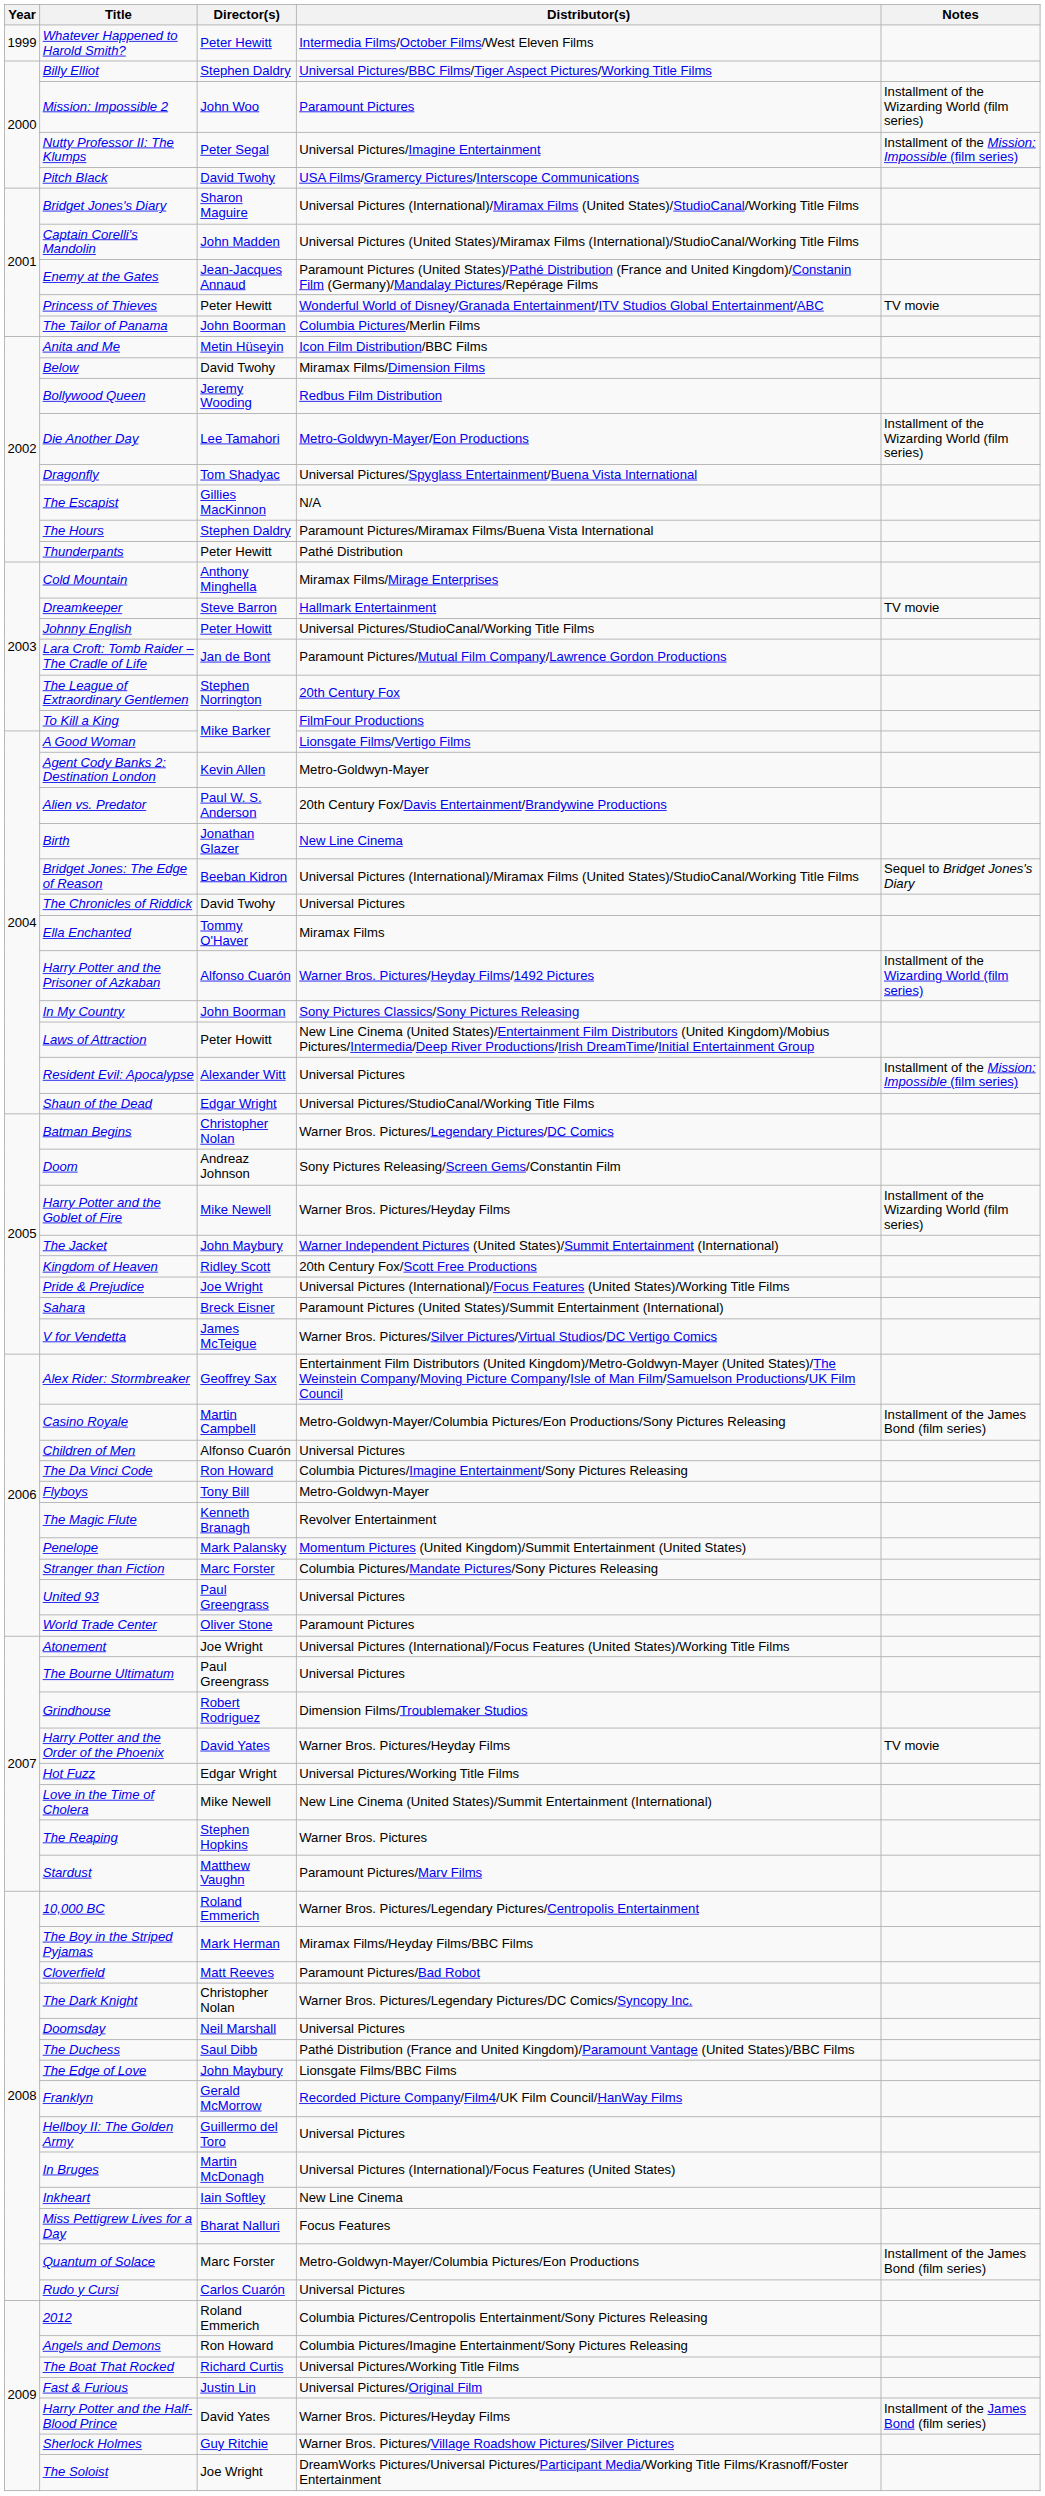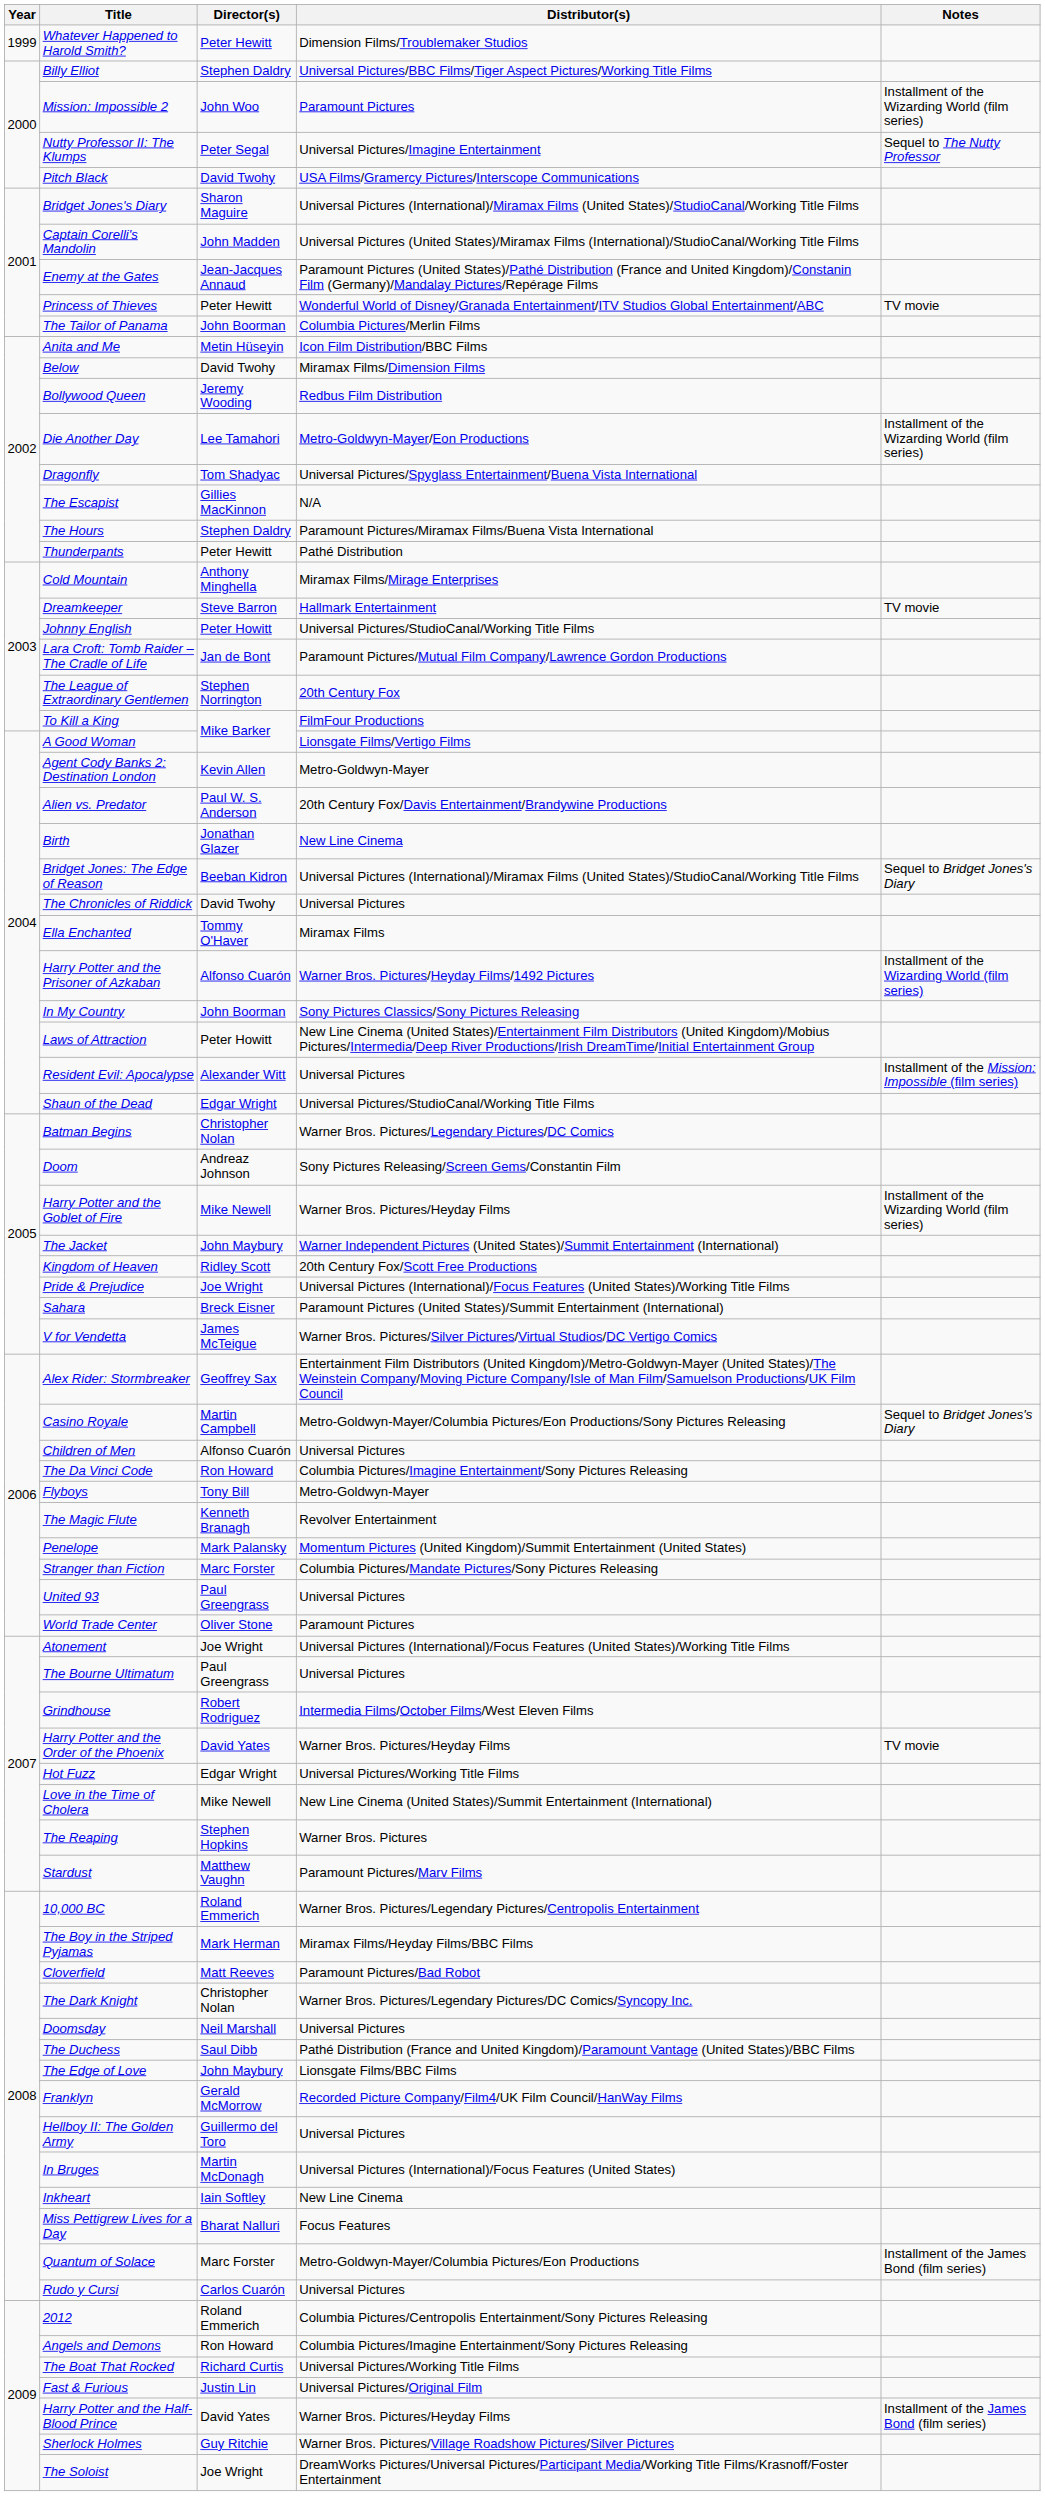(446, 43) Intermedia Films/October Films/West Eleven Films -> (413, 43) Dimension Films/Troublemaker Studios
(960, 149) Installment of the Mission: Impossible (film series) -> (942, 149) Sequel to The Nutty Professor
(955, 1422) Installment of the James Bond (film series) -> (958, 1422) Sequel to Bridget Jones's Diary
(413, 1710) Dimension Films/Troublemaker Studios -> (446, 1710) Intermedia Films/October Films/West Eleven Films
